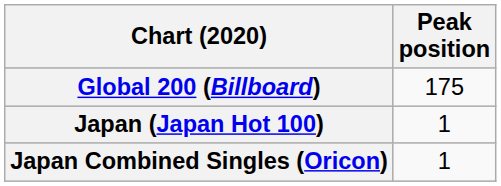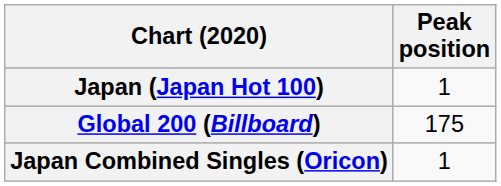rows swapped: (199, 86) <-> (199, 124)
